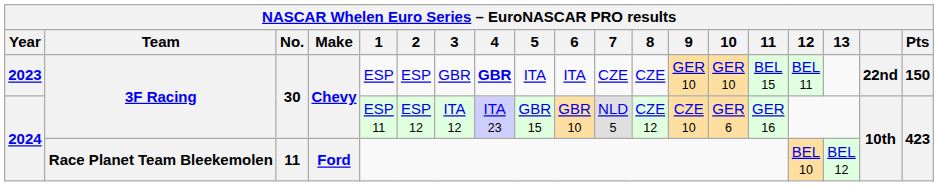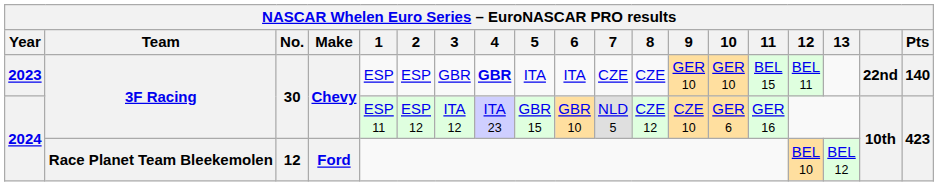(918, 75) 150 -> (918, 75) 140
(292, 160) 11 -> (292, 160) 12
